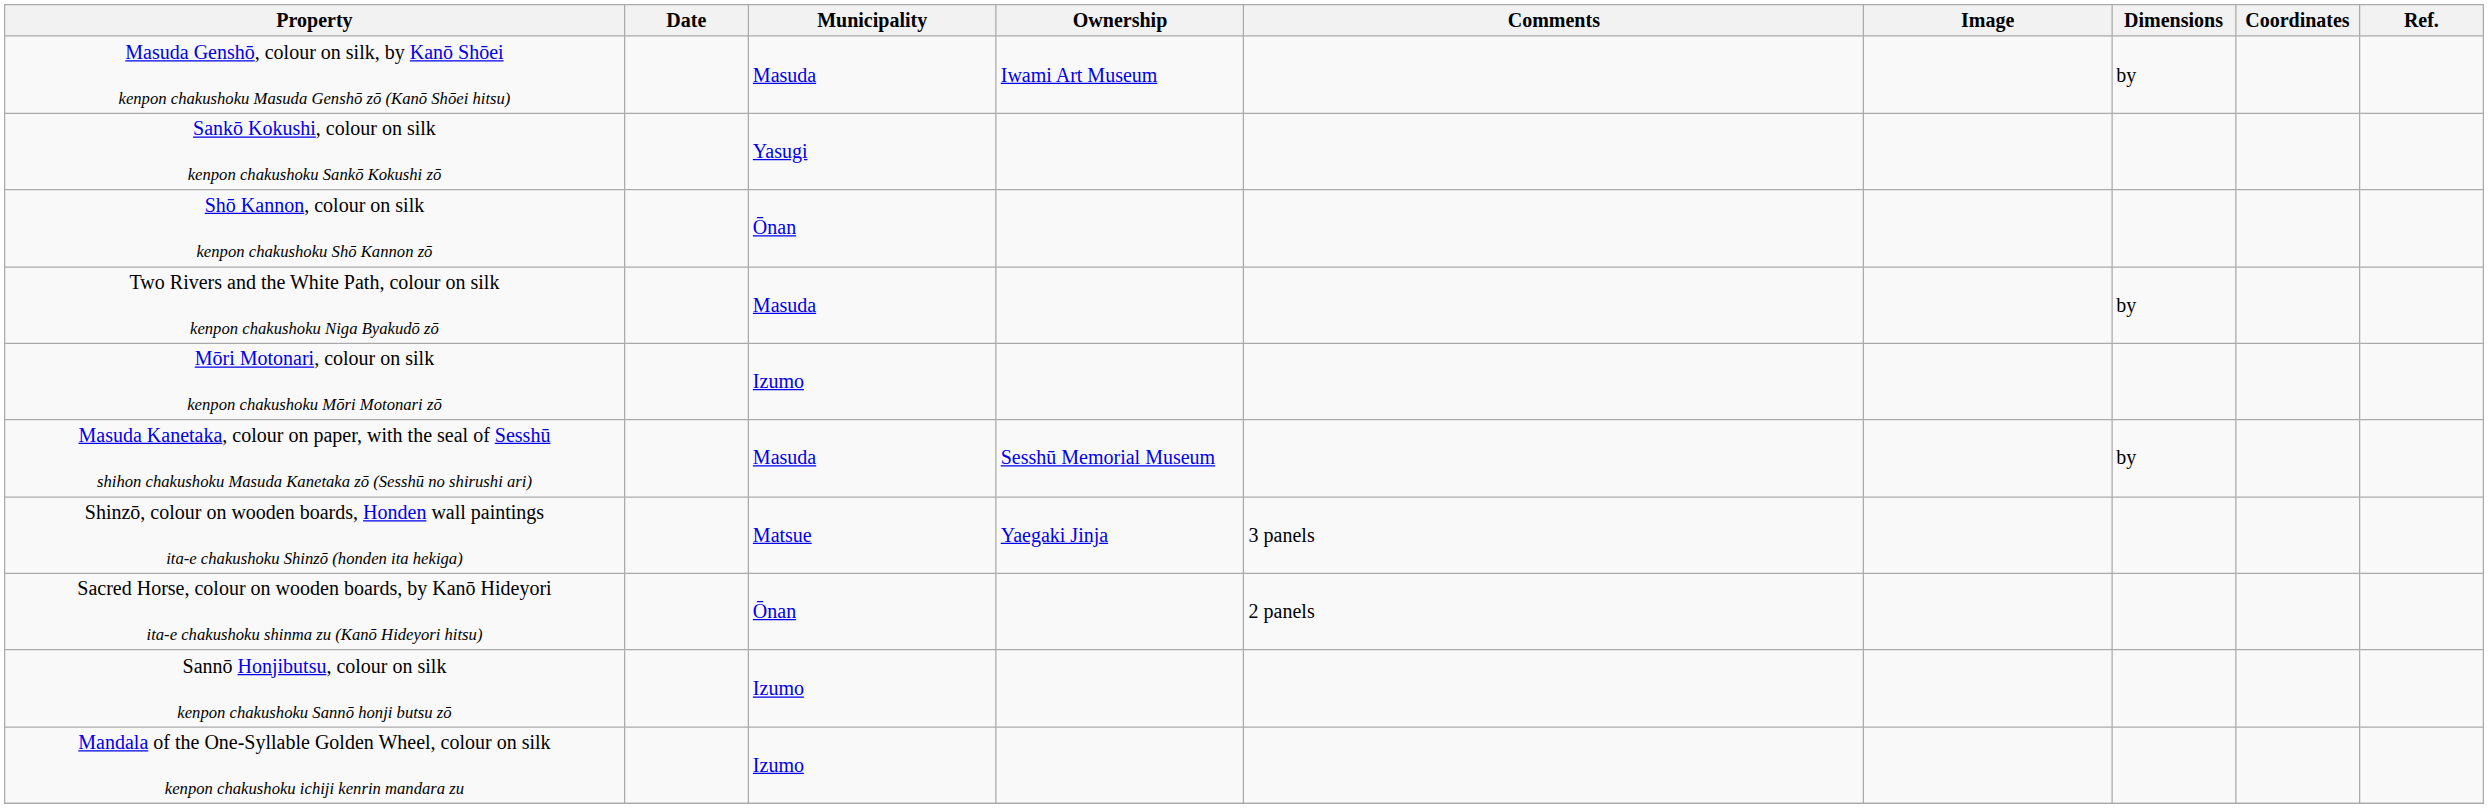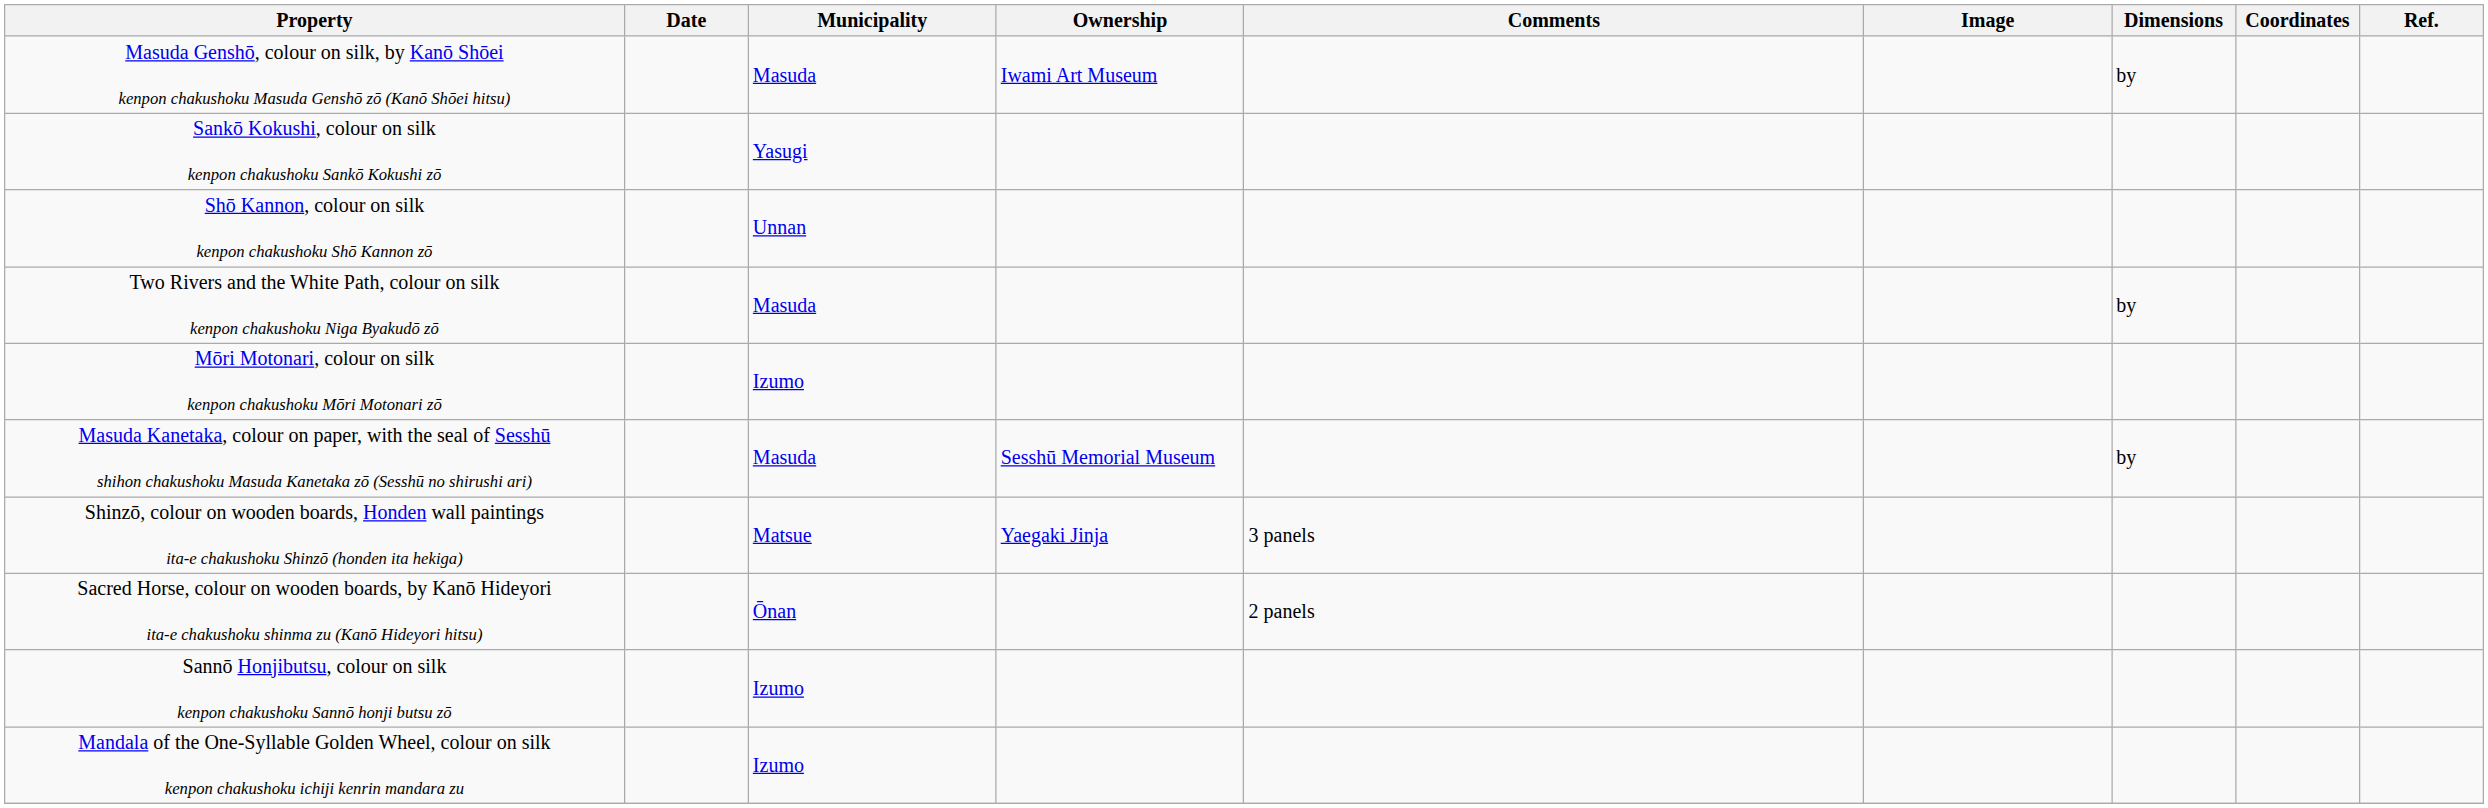(775, 228) Ōnan -> (780, 228) Unnan
